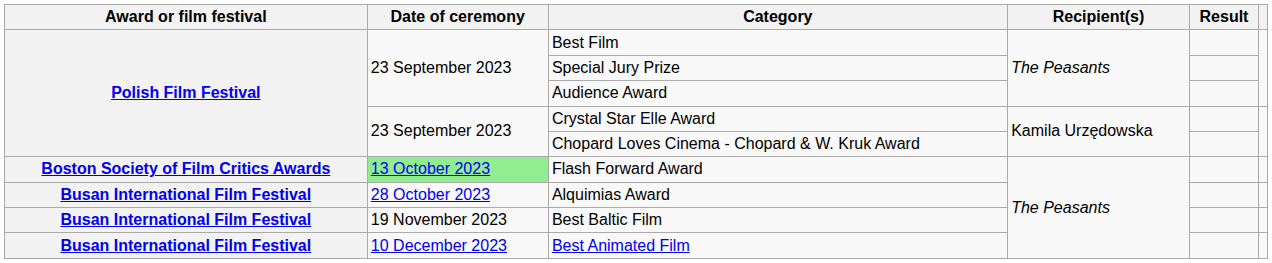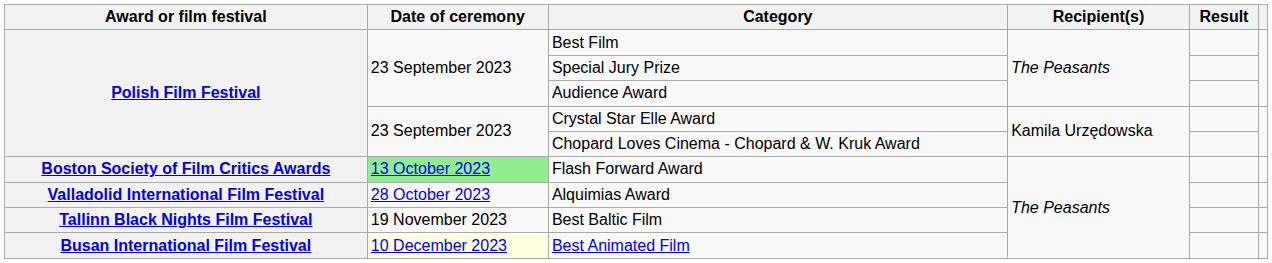(186, 194) Busan International Film Festival -> (186, 194) Valladolid International Film Festival
(186, 220) Busan International Film Festival -> (186, 220) Tallinn Black Nights Film Festival
(439, 245) no background -> (439, 245) lightyellow background
